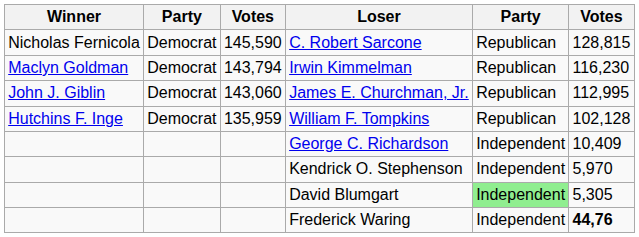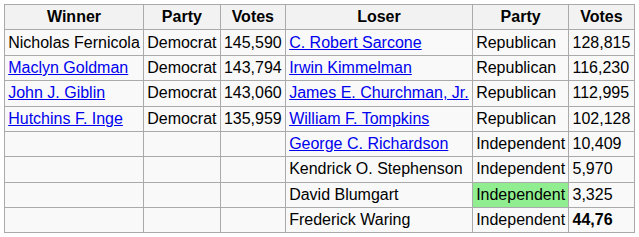(593, 194) 5,305 -> (593, 194) 3,325
